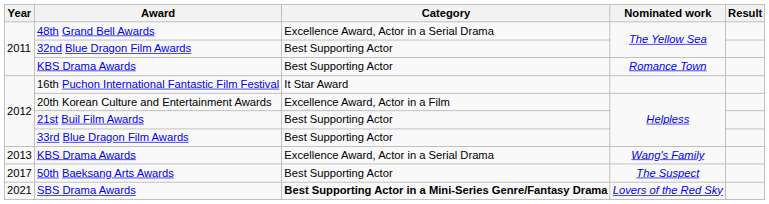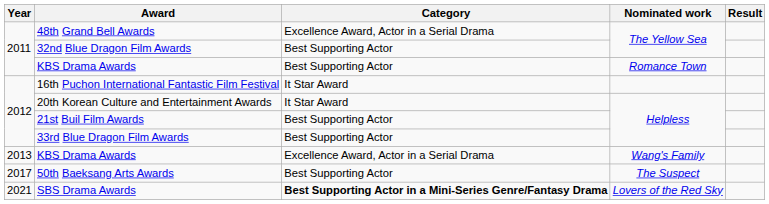(367, 102) Excellence Award, Actor in a Film -> (316, 102) It Star Award
